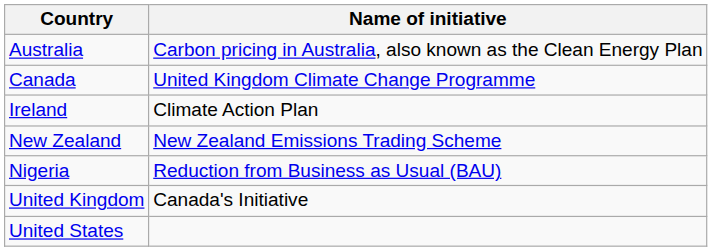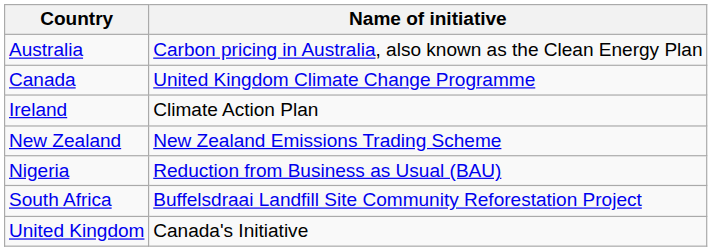+ row: (60, 200)
- row: (66, 230)
